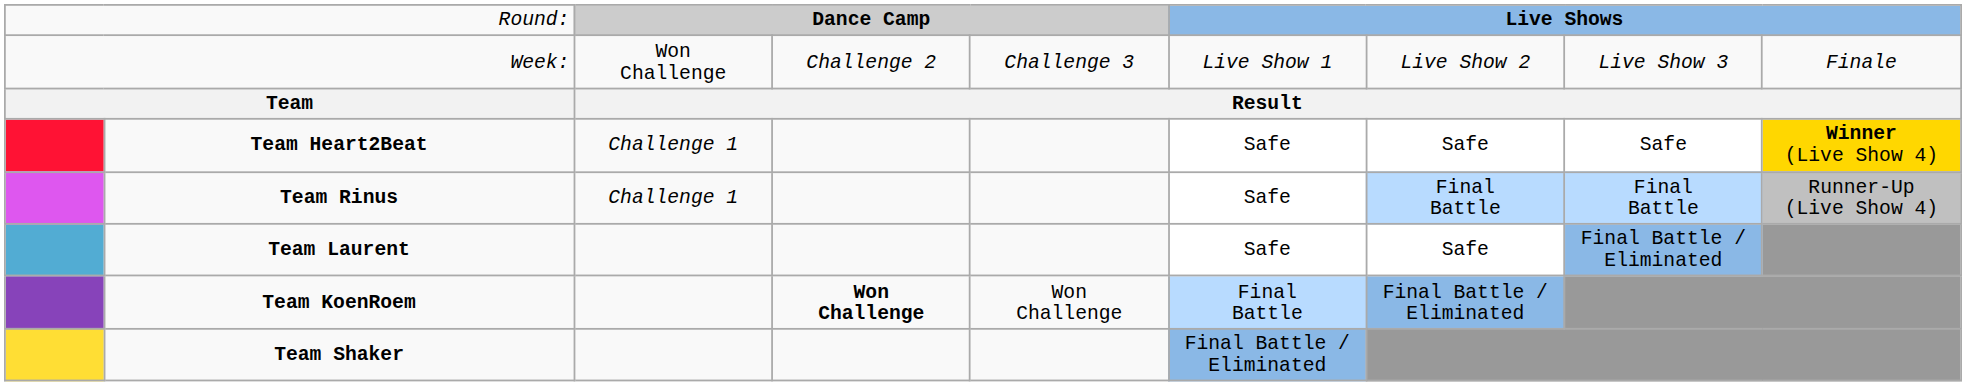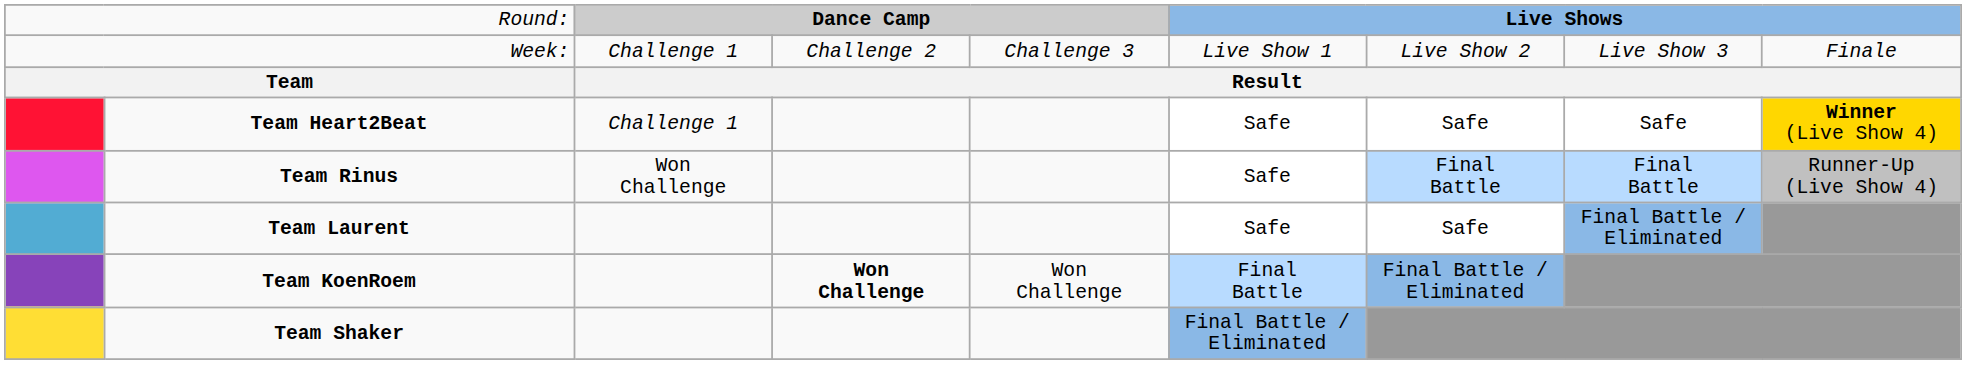(673, 62) Won Challenge -> (673, 51) Challenge 1
(673, 198) Challenge 1 -> (673, 176) Won Challenge
